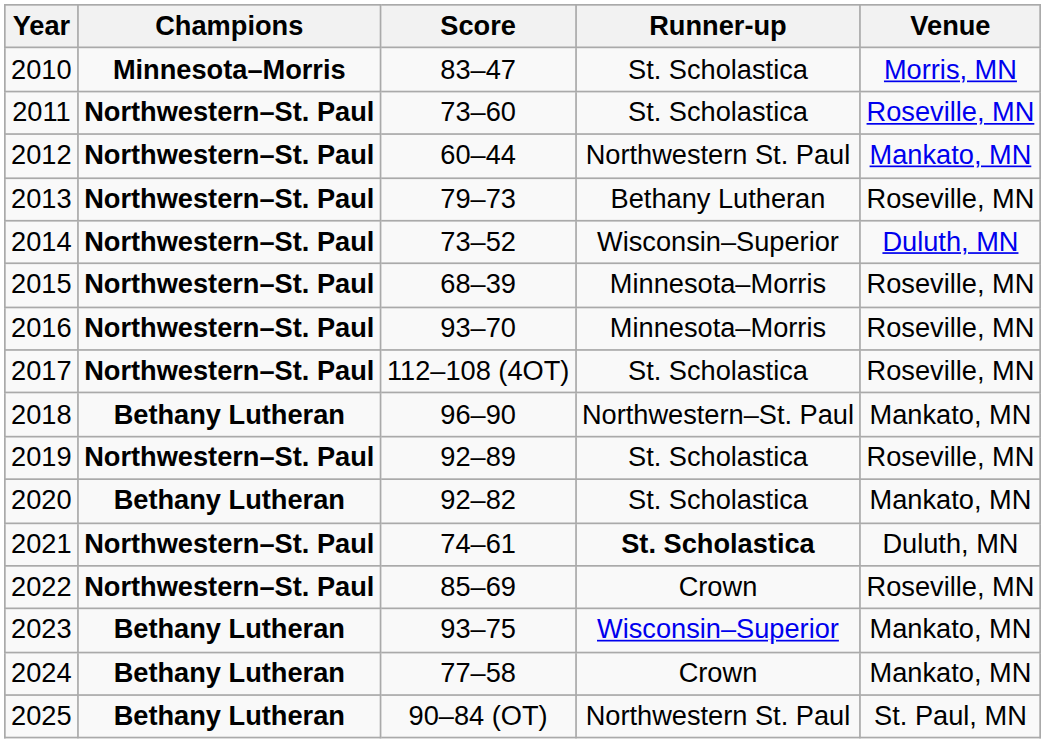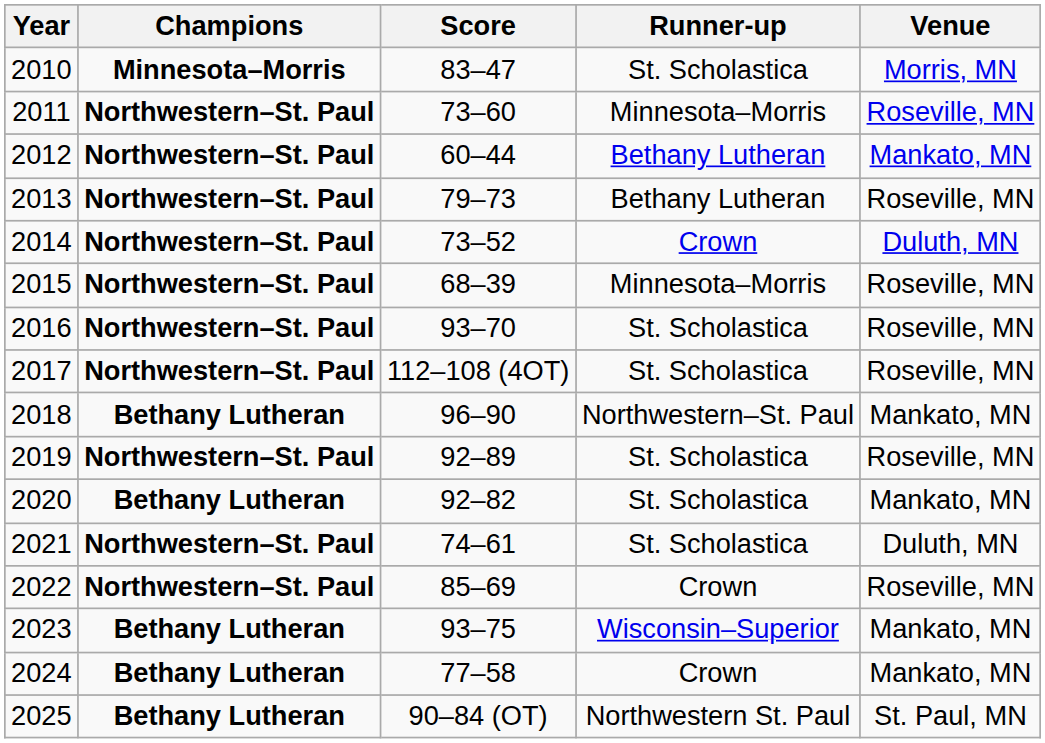(718, 112) St. Scholastica -> (718, 112) Minnesota–Morris
(718, 155) Northwestern St. Paul -> (718, 155) Bethany Lutheran
(718, 241) Wisconsin–Superior -> (718, 241) Crown
(718, 328) Minnesota–Morris -> (718, 328) St. Scholastica
(718, 543) bold -> (718, 543) normal
